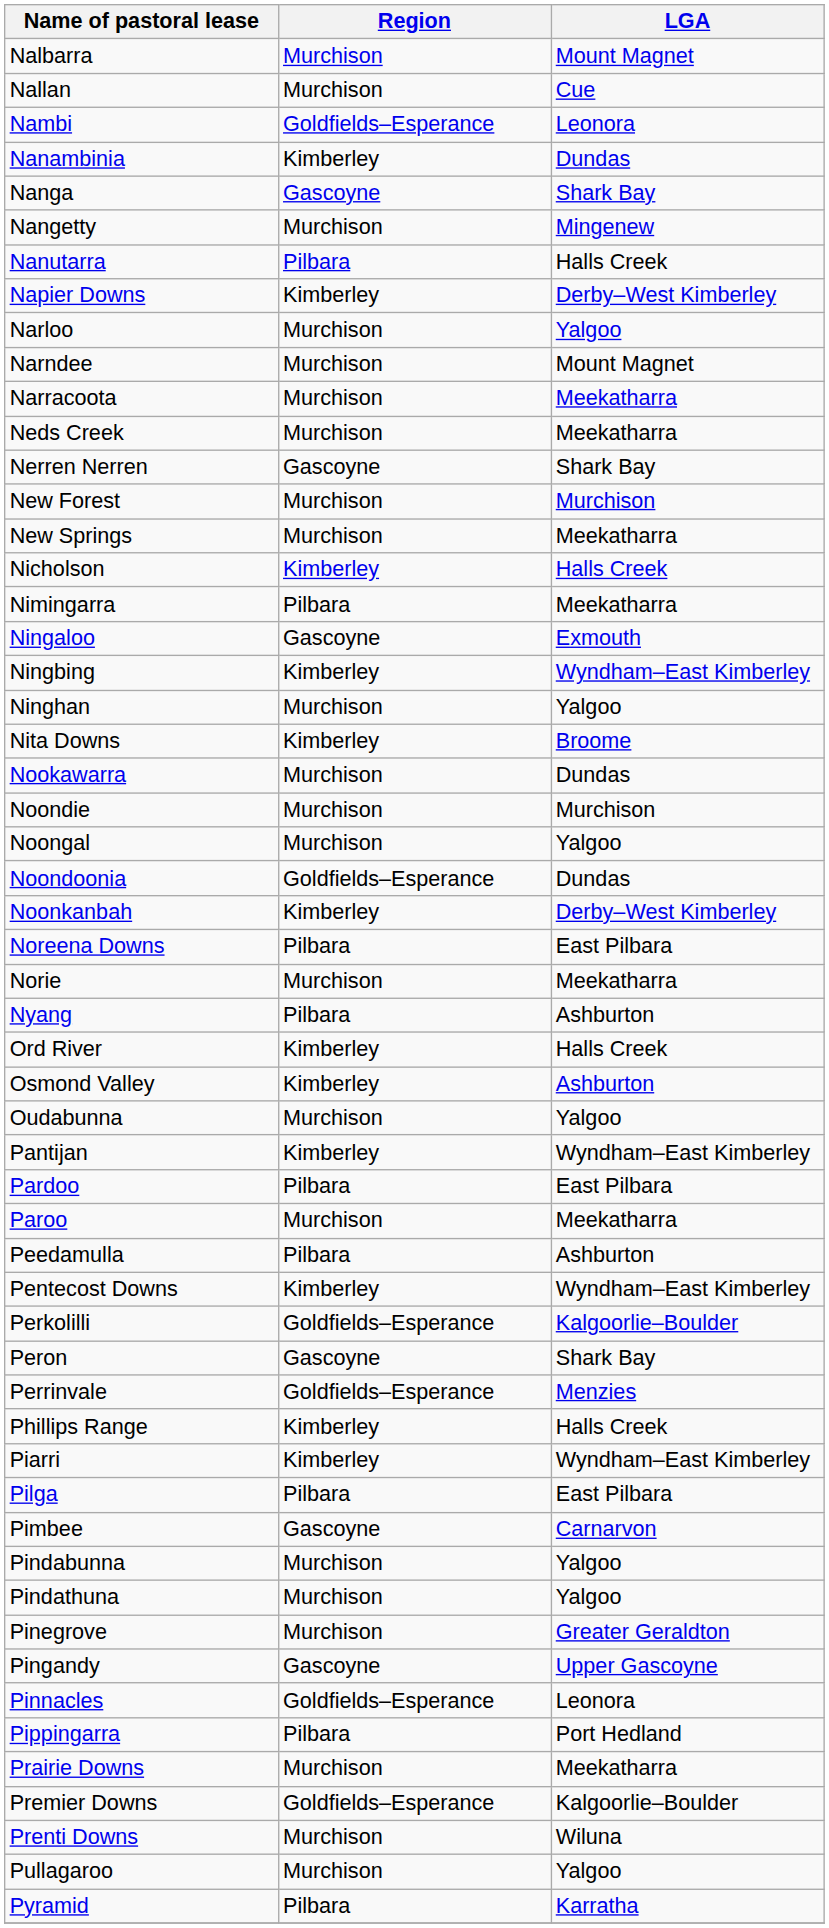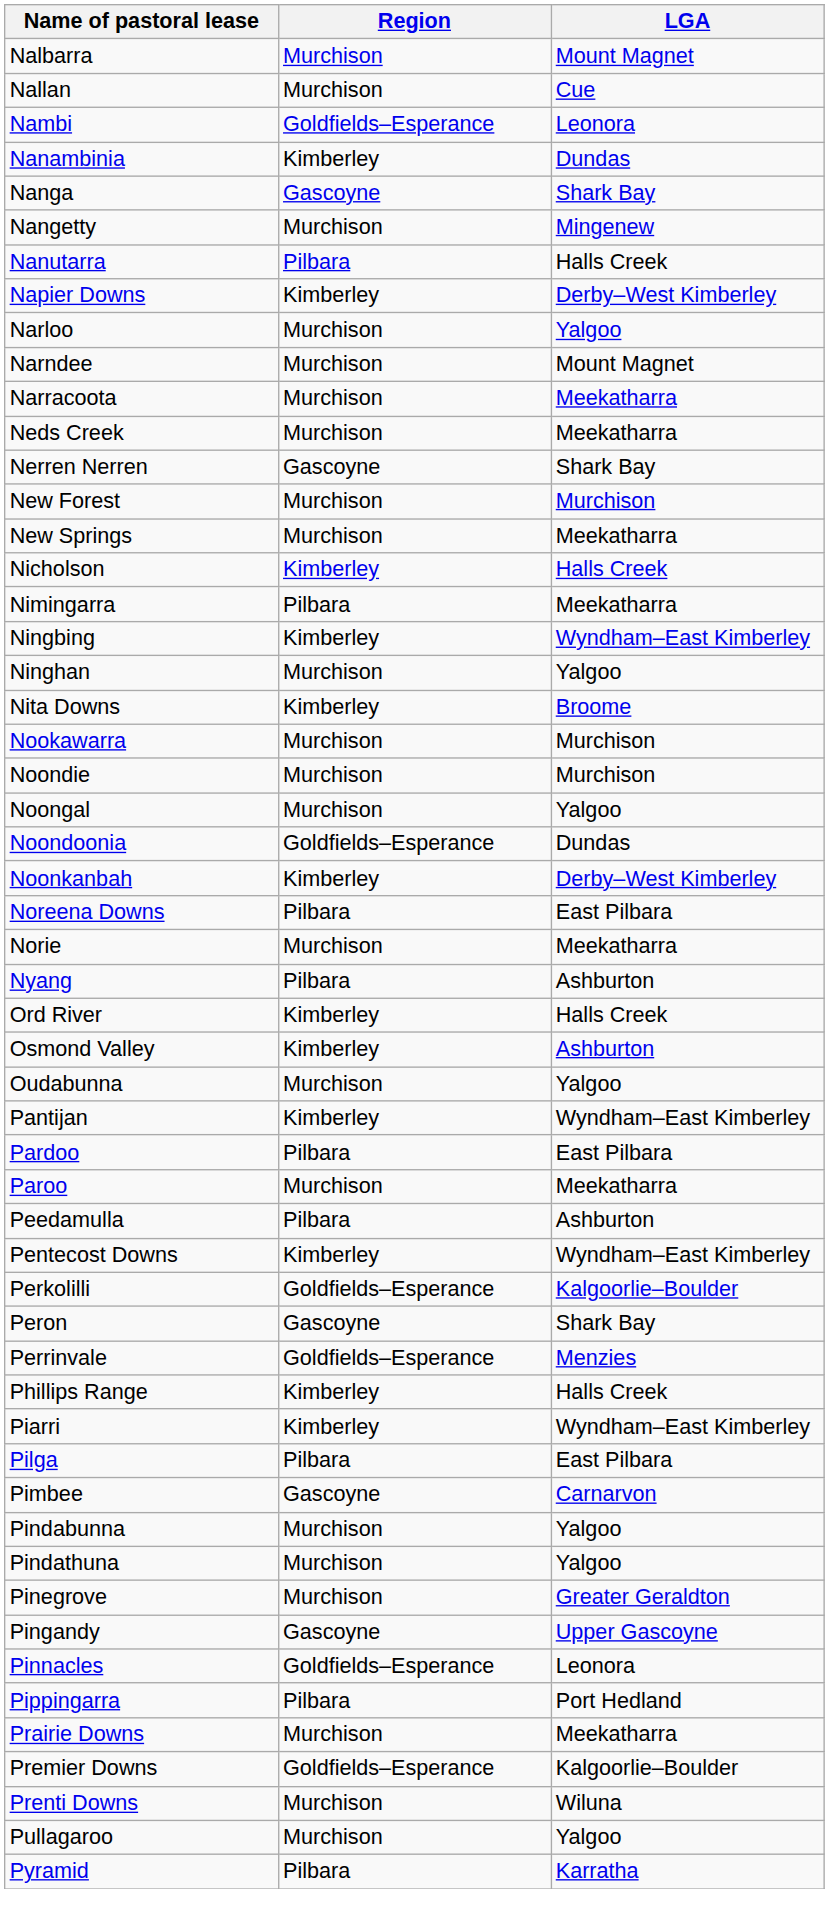- row: (52, 638)
(593, 775) Dundas -> (606, 741) Murchison
